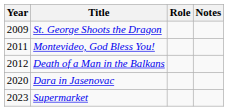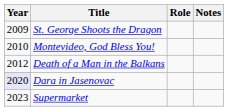(17, 47) 2011 -> (18, 47) 2010
(18, 81) no background -> (18, 81) lavender background
